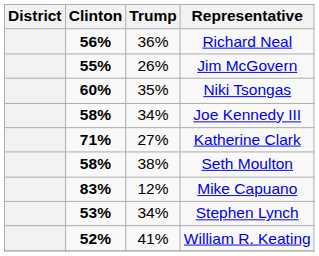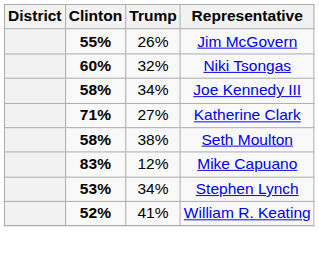- row: (247, 41)
(153, 90) 35% -> (153, 66) 32%
